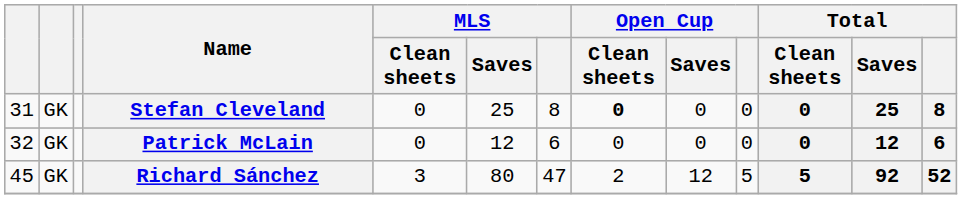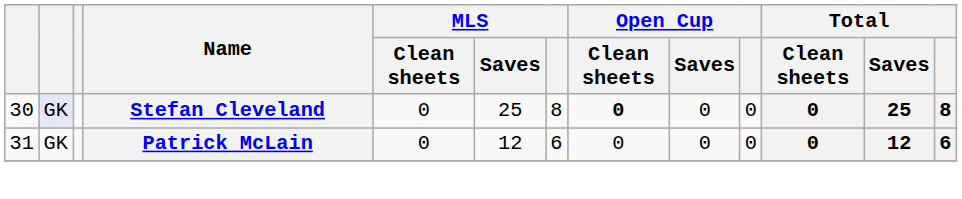(22, 111) 31 -> (22, 111) 30
(56, 111) no background -> (56, 111) lavender background
(22, 144) 32 -> (22, 144) 31
- row: (228, 177)
